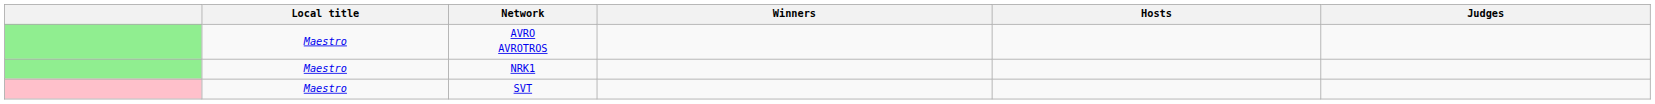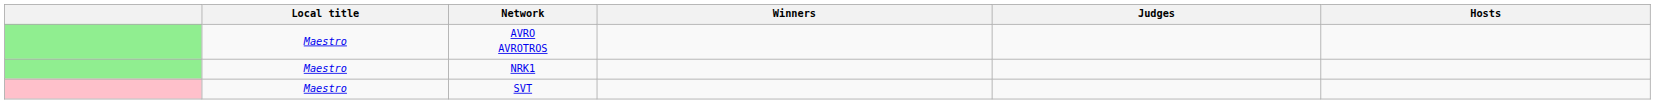columns swapped: (1486, 15) <-> (1157, 15)
